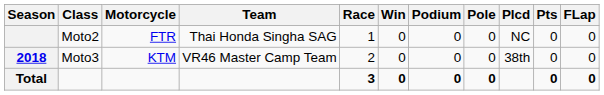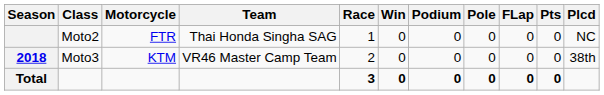columns swapped: (580, 15) <-> (516, 15)
